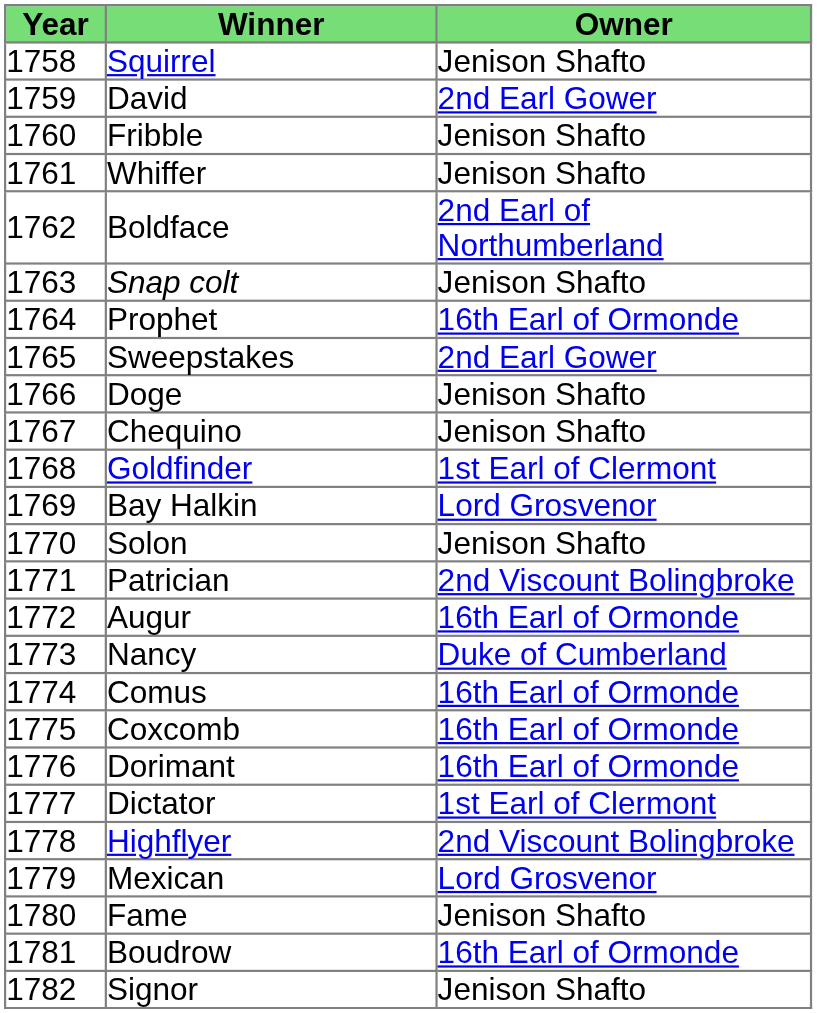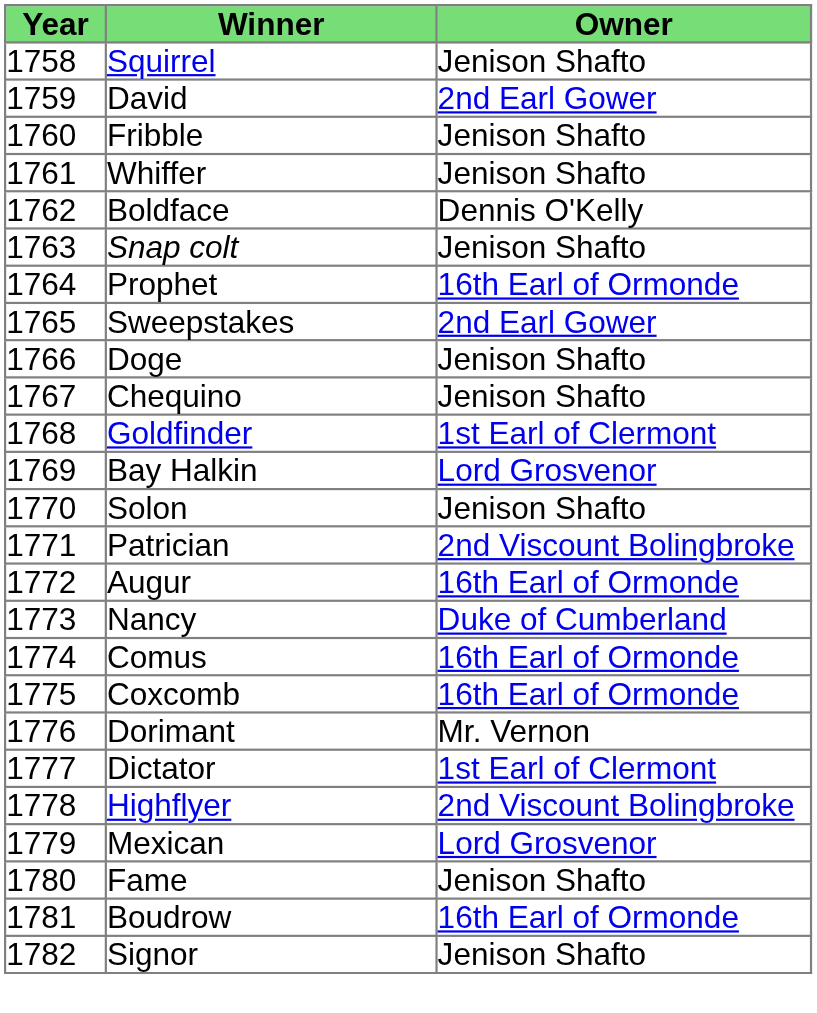(551, 227) 2nd Earl of Northumberland -> (540, 210) Dennis O'Kelly
(588, 766) 16th Earl of Ormonde -> (514, 731) Mr. Vernon
